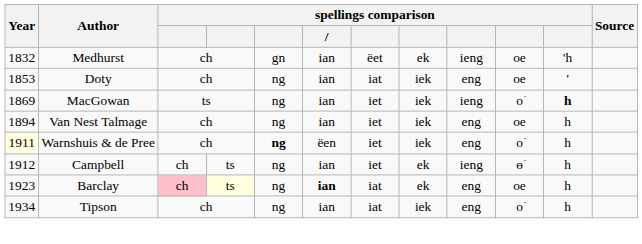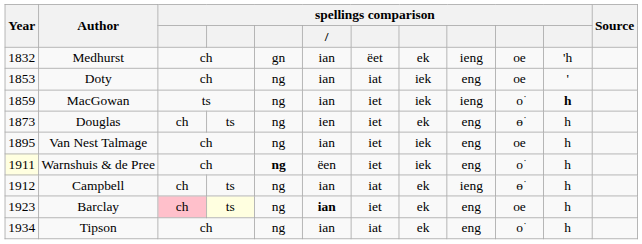(22, 100) 1869 -> (22, 100) 1859
+ row: (98, 121)
(22, 121) 1894 -> (22, 143) 1895
(375, 164) iet -> (375, 185) iat
(375, 185) iat -> (375, 206) iet
(423, 206) iek -> (423, 228) ek
